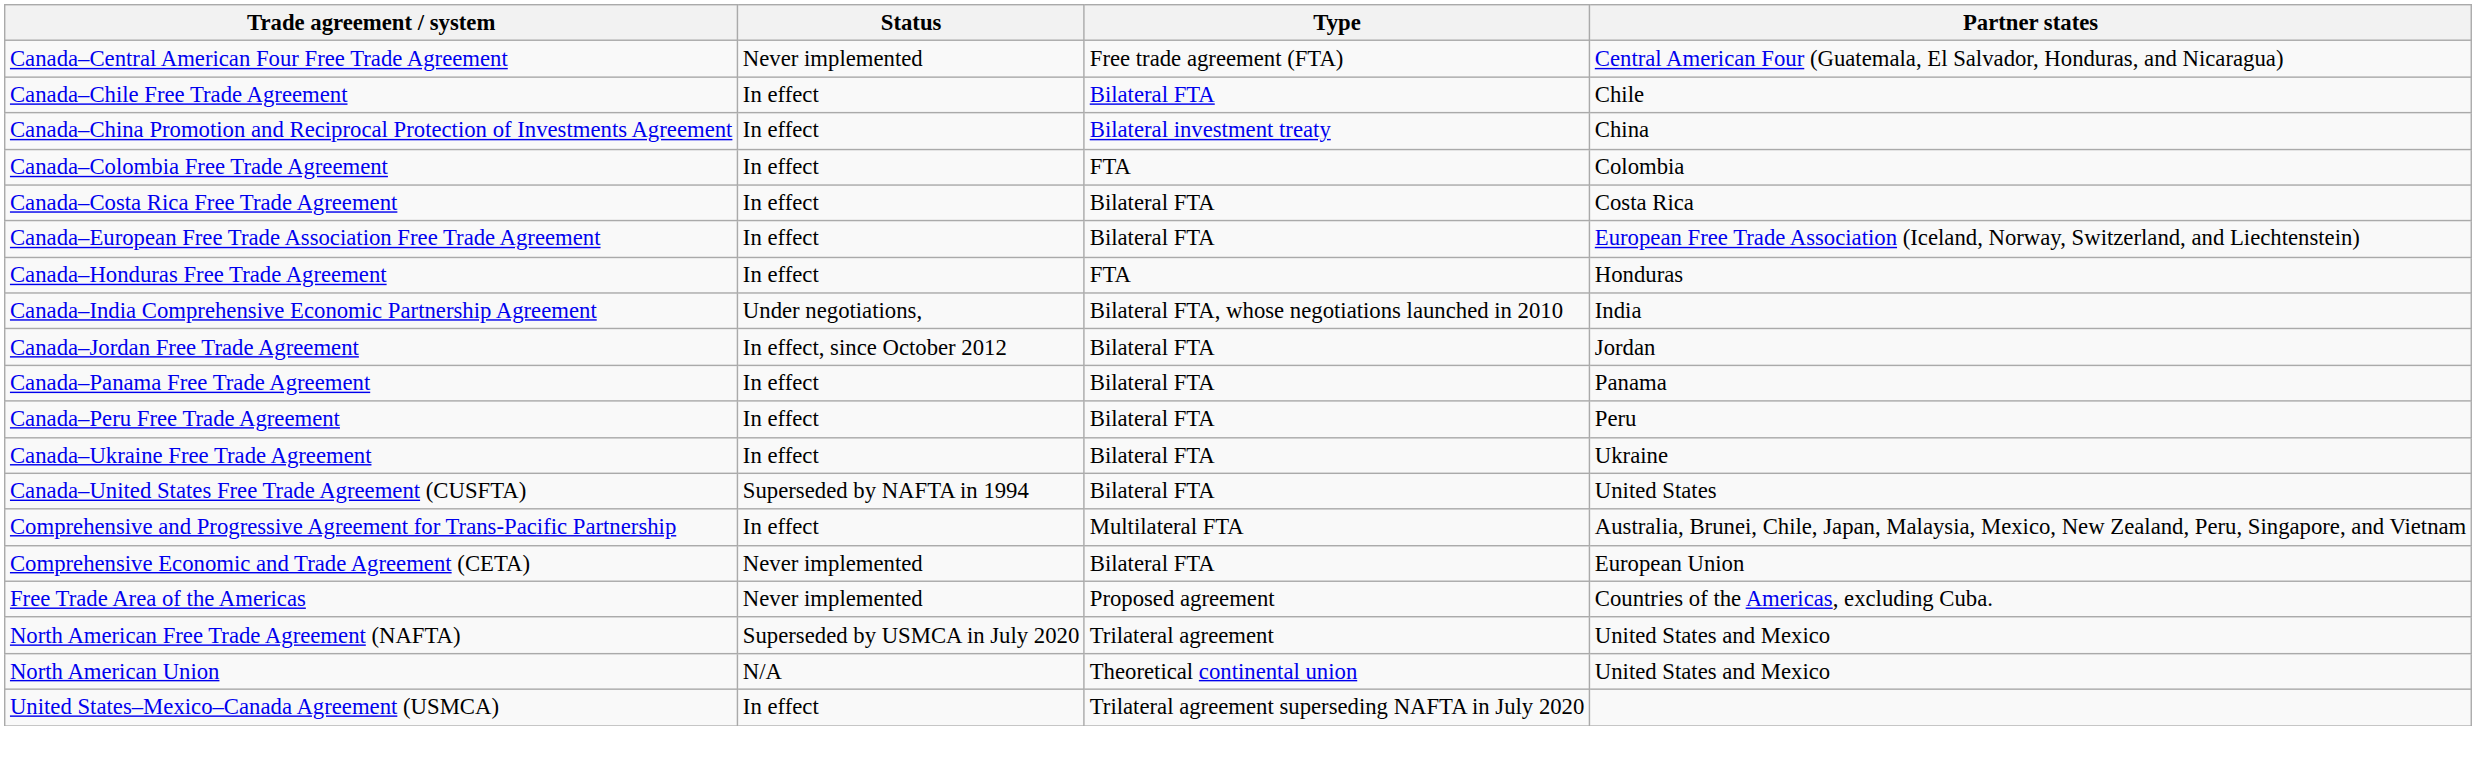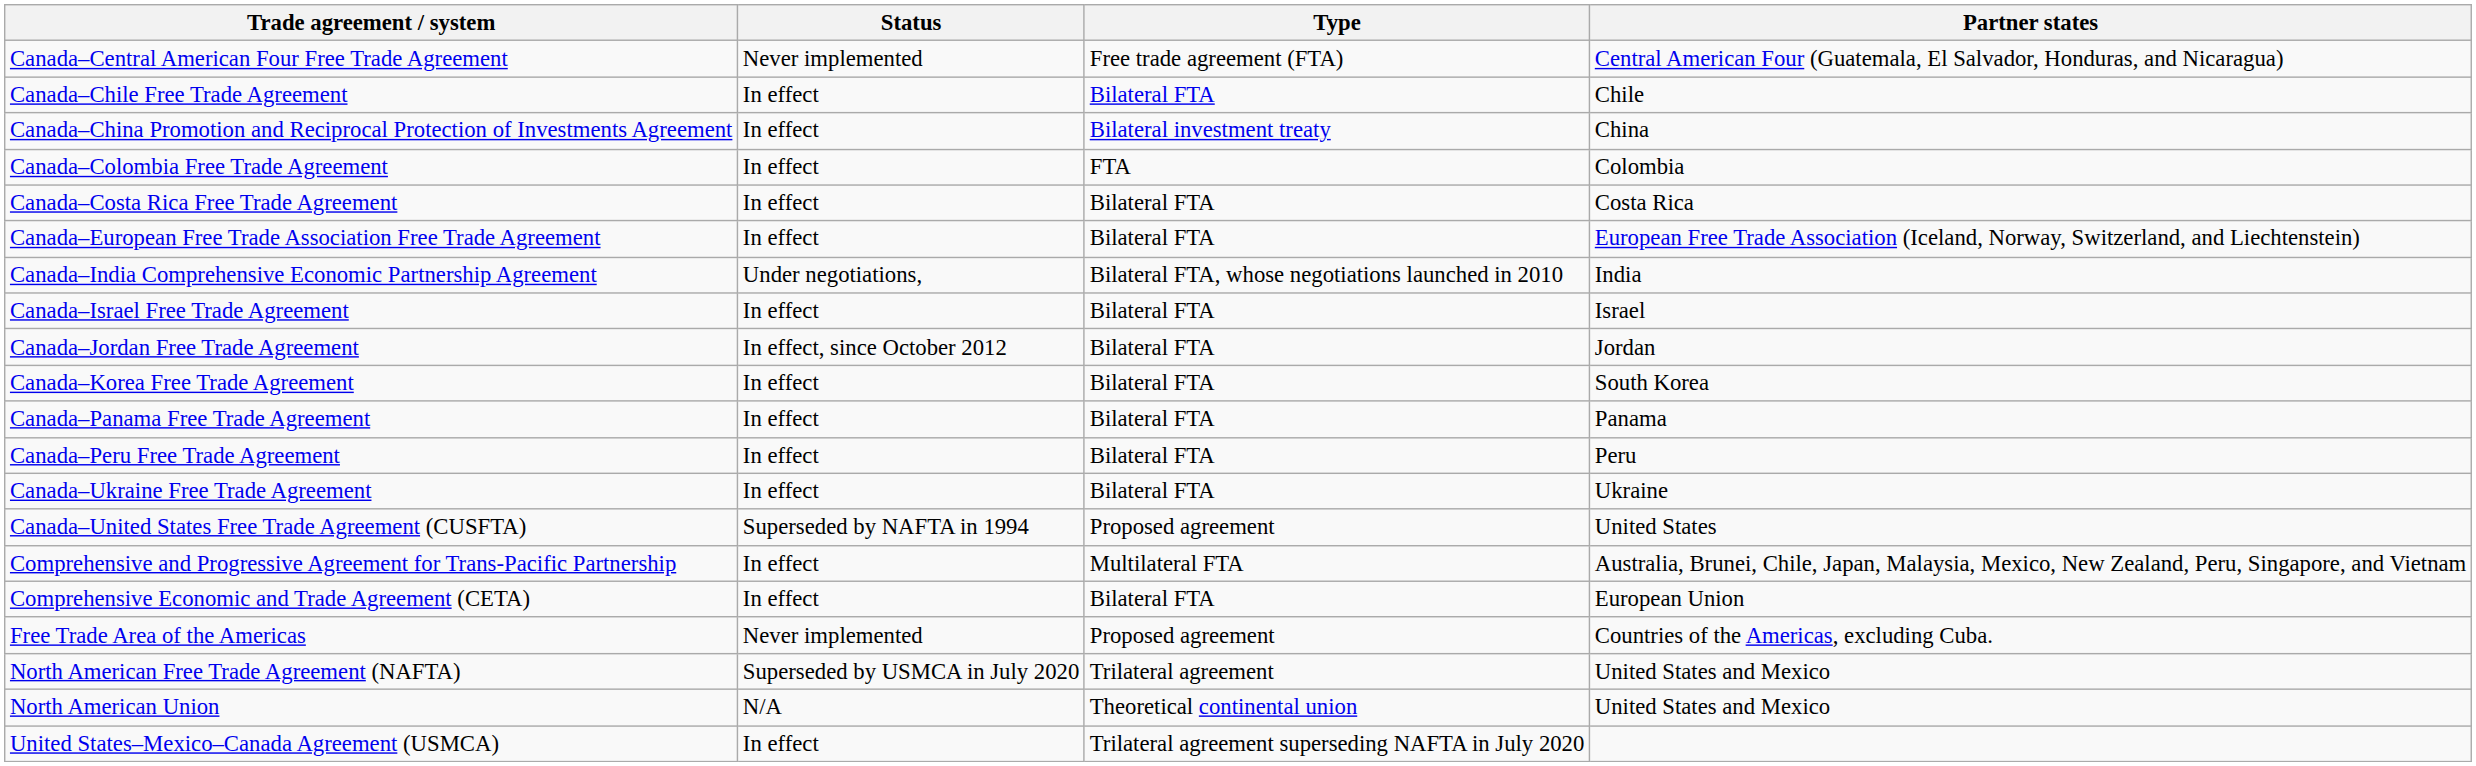- row: (198, 274)
+ row: (179, 310)
+ row: (182, 382)
(1152, 490) Bilateral FTA -> (1182, 526) Proposed agreement
(833, 563) Never implemented -> (781, 599) In effect
